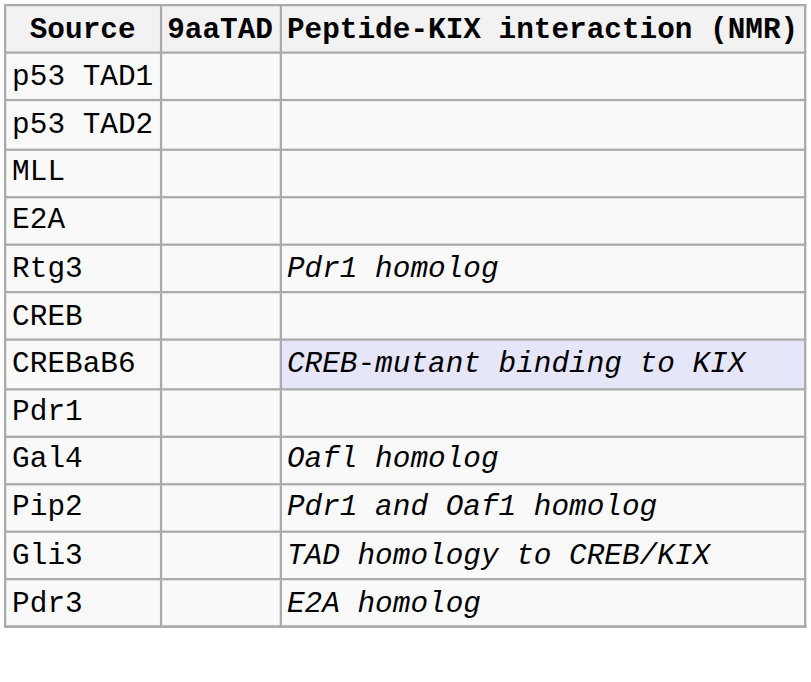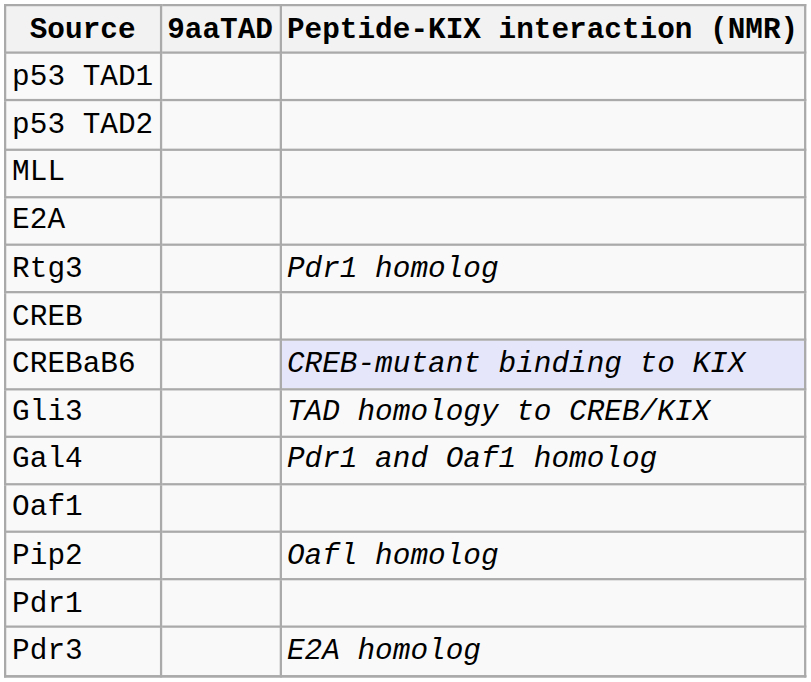rows swapped: (47, 556) <-> (47, 412)
(393, 460) Oafl homolog -> (472, 460) Pdr1 and Oaf1 homolog
+ row: (47, 508)
(472, 508) Pdr1 and Oaf1 homolog -> (393, 556) Oafl homolog
